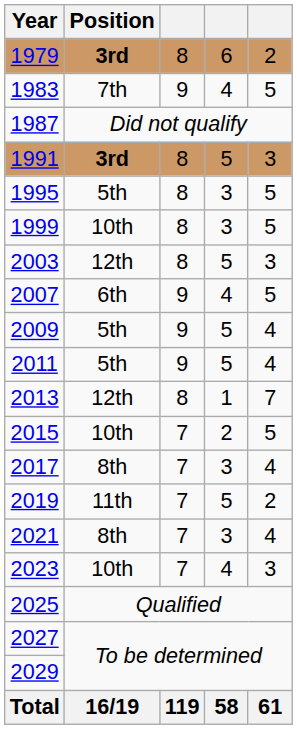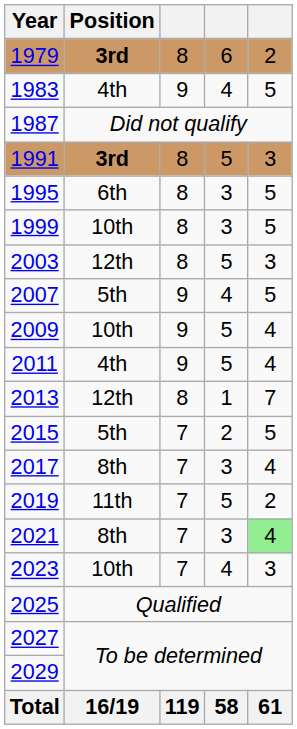(112, 90) 7th -> (112, 90) 4th
(112, 192) 5th -> (112, 192) 6th
(112, 295) 6th -> (112, 295) 5th
(112, 329) 5th -> (112, 329) 10th
(112, 364) 5th -> (112, 364) 4th
(112, 432) 10th -> (112, 432) 5th
(270, 535) no background -> (270, 535) lightgreen background
